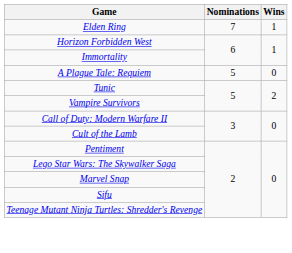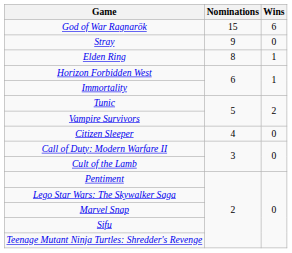+ row: (104, 27)
+ row: (104, 42)
(233, 27) 7 -> (233, 57) 8
- row: (104, 73)
+ row: (104, 133)
